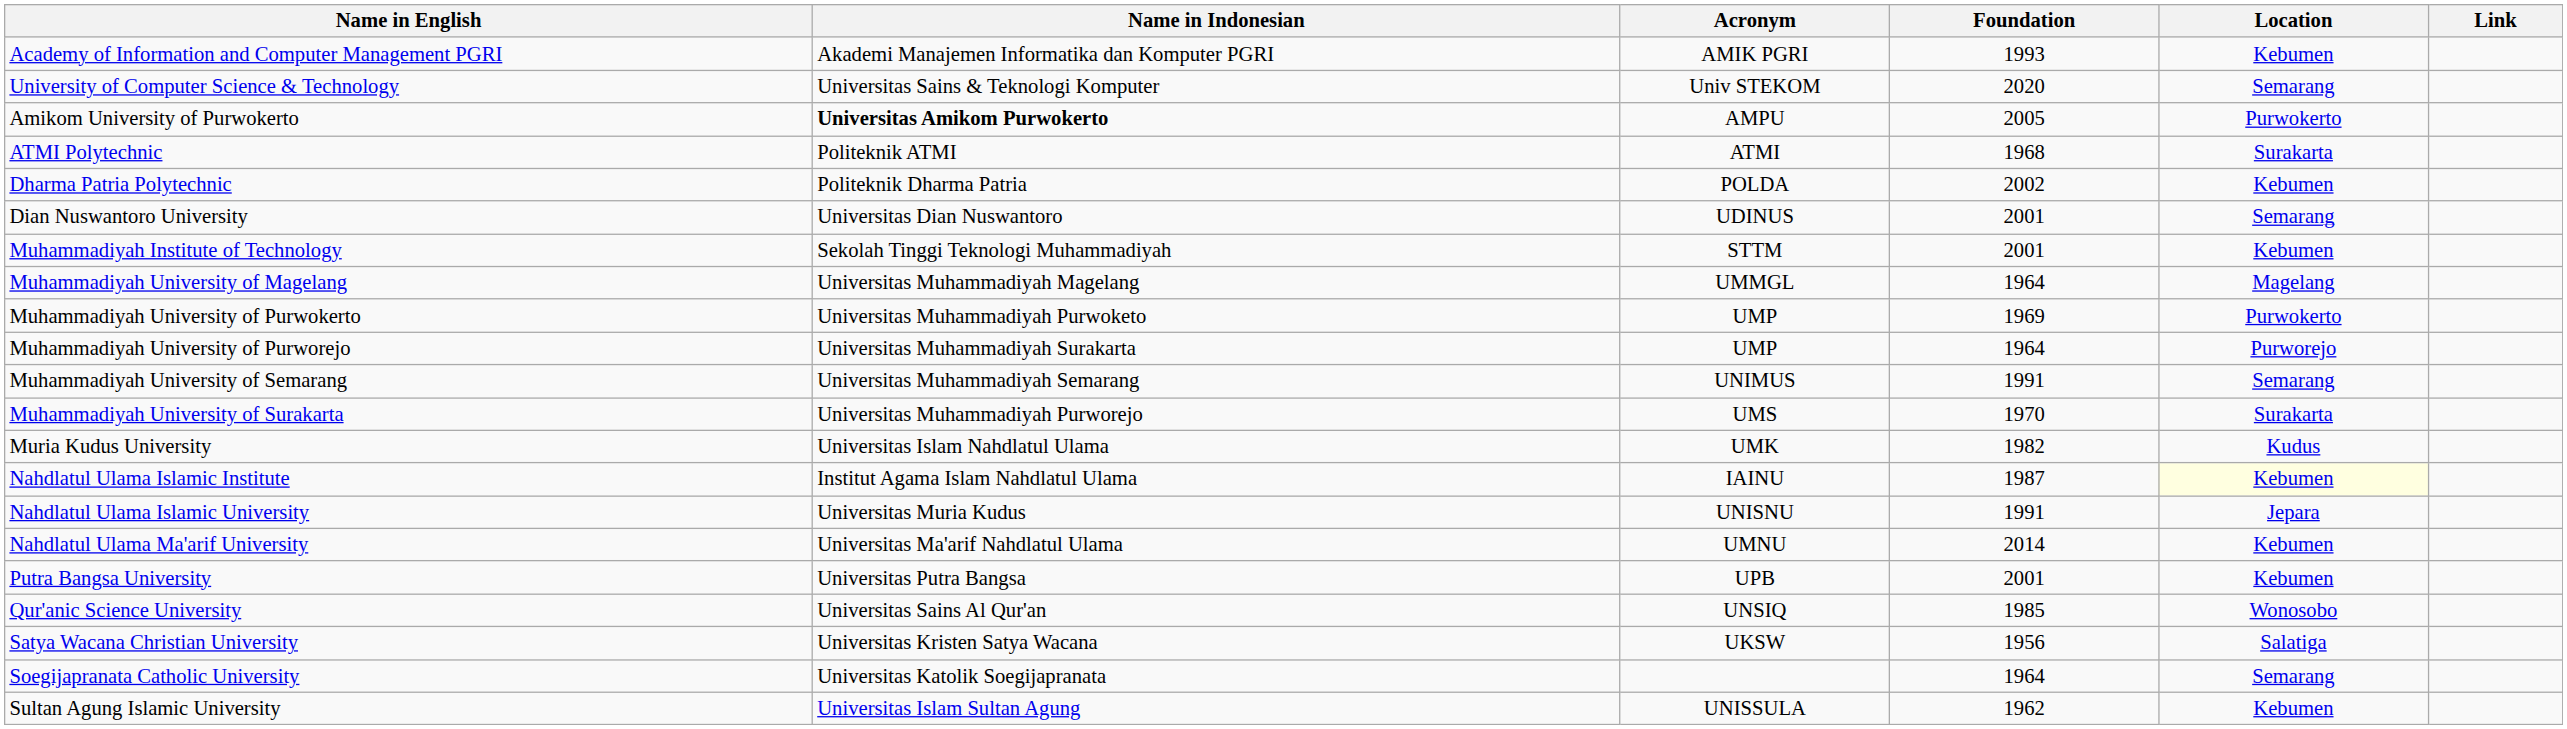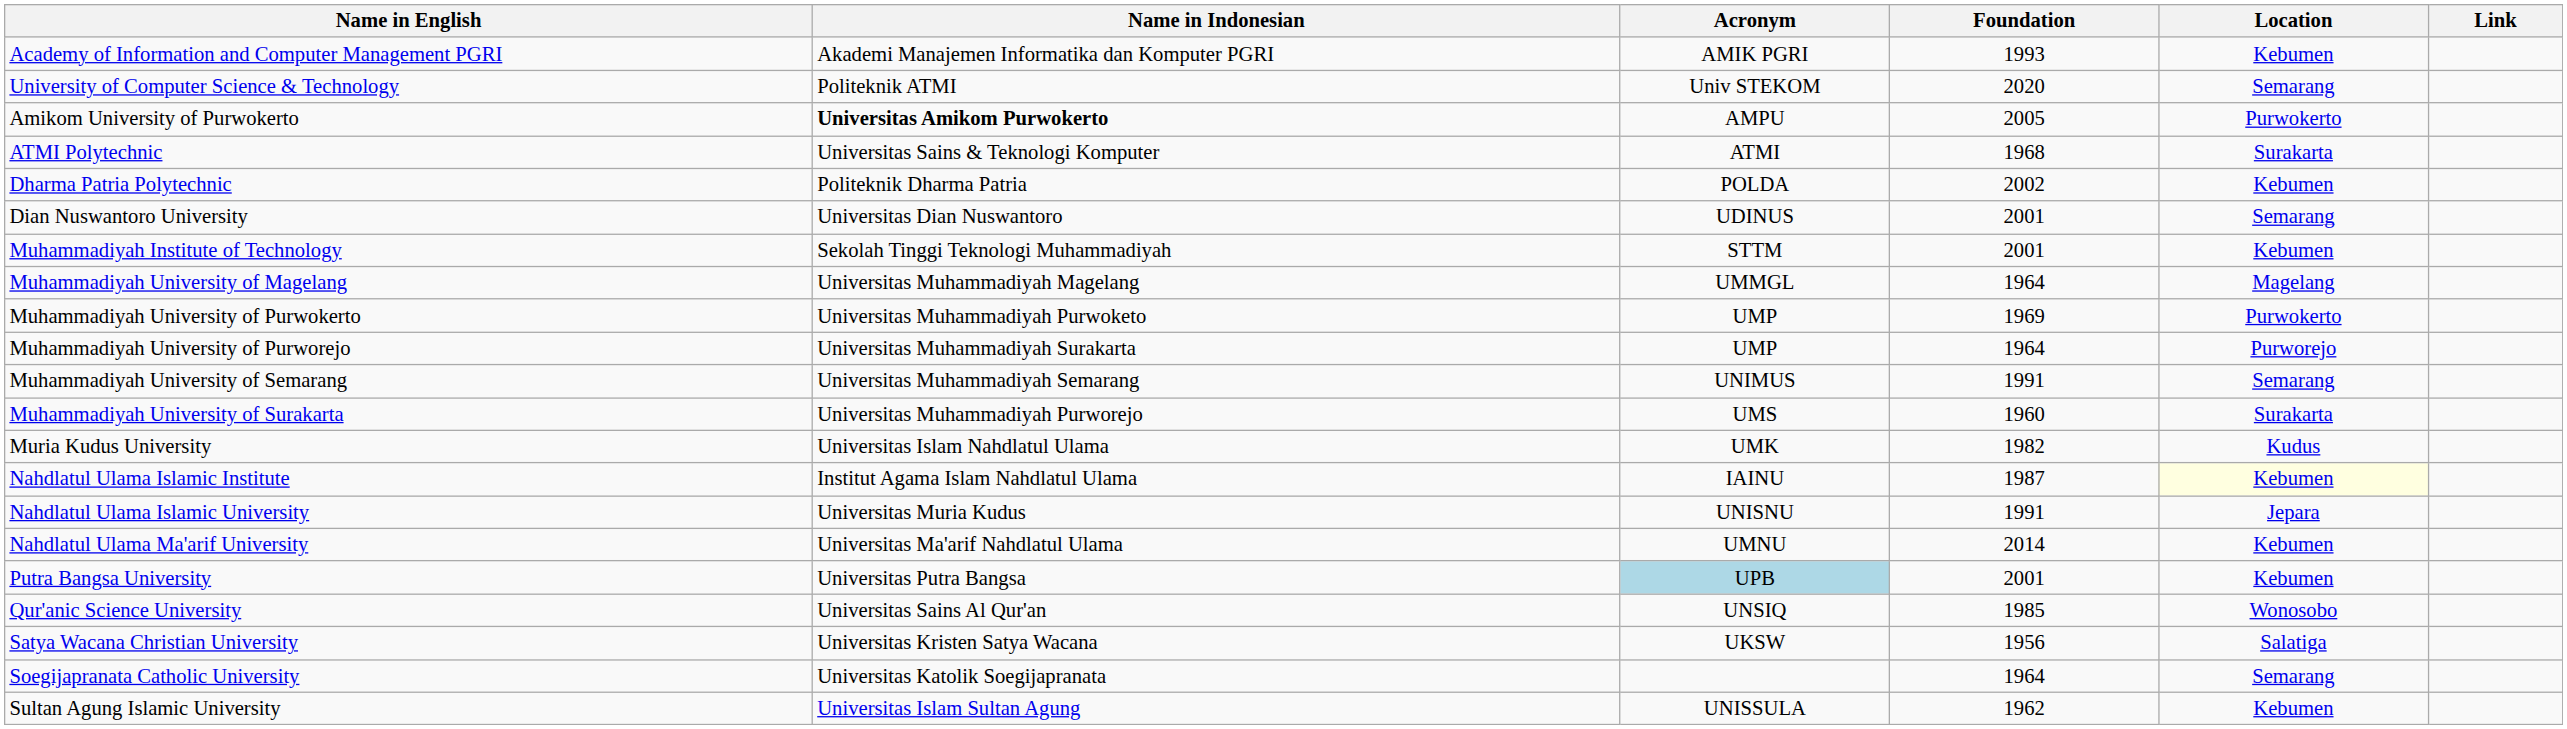(988, 86) Universitas Sains & Teknologi Komputer -> (887, 86) Politeknik ATMI
(887, 151) Politeknik ATMI -> (988, 151) Universitas Sains & Teknologi Komputer
(2024, 413) 1970 -> (2024, 413) 1960
(1755, 577) no background -> (1755, 577) lightblue background
